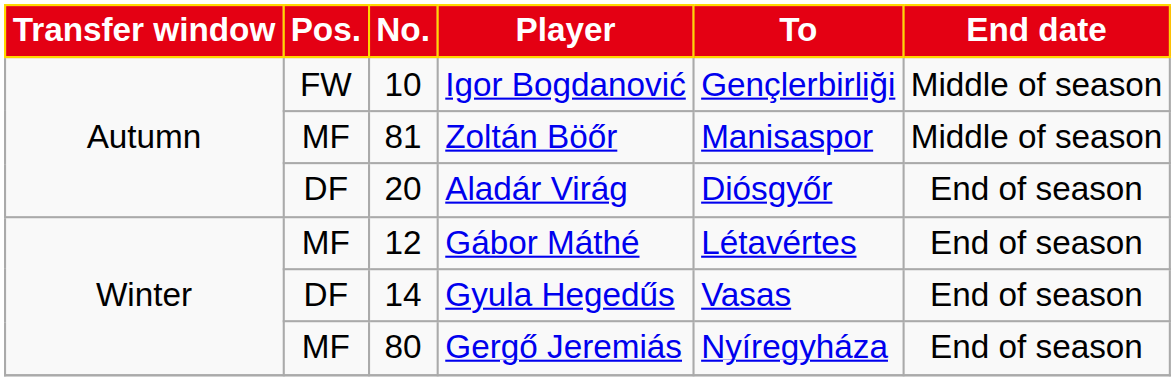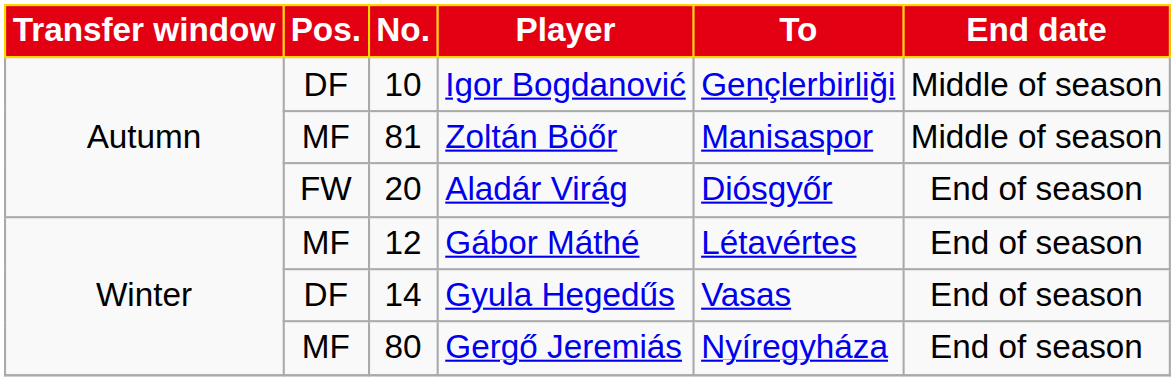(326, 83) FW -> (326, 83) DF
(326, 189) DF -> (326, 189) FW
